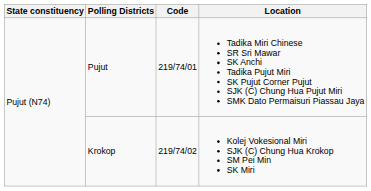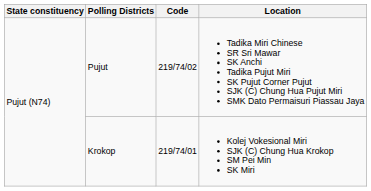(178, 67) 219/74/01 -> (178, 67) 219/74/02
(178, 151) 219/74/02 -> (178, 151) 219/74/01
